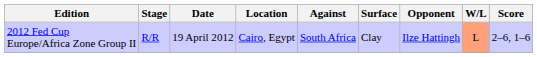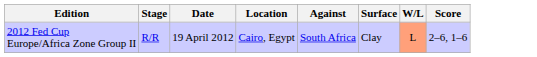- column: (431, 12)
